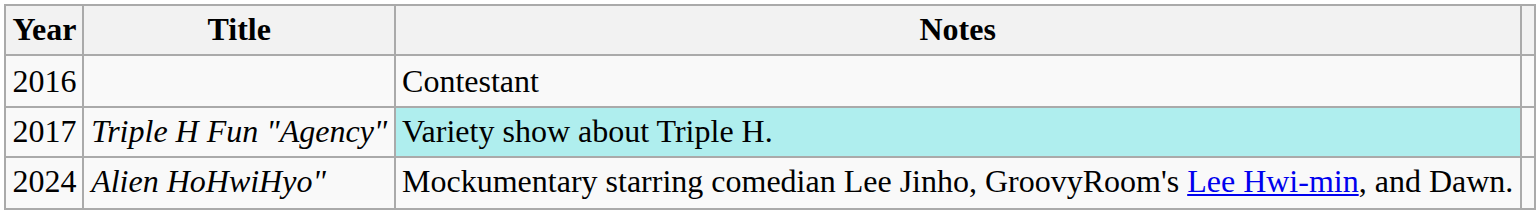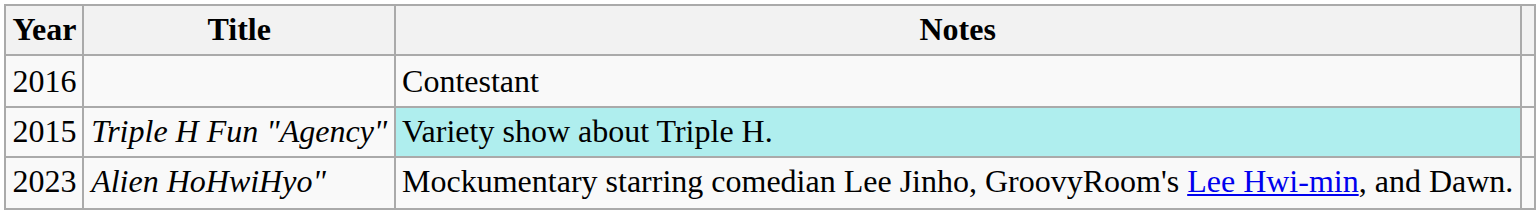(44, 131) 2017 -> (44, 131) 2015
(44, 182) 2024 -> (44, 182) 2023
